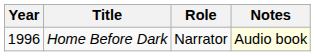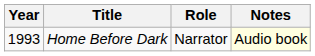(24, 39) 1996 -> (24, 39) 1993
